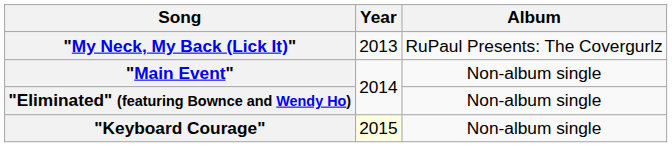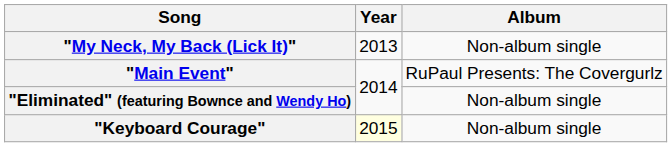(534, 45) RuPaul Presents: The Covergurlz -> (534, 45) Non-album single
(534, 73) Non-album single -> (534, 73) RuPaul Presents: The Covergurlz
